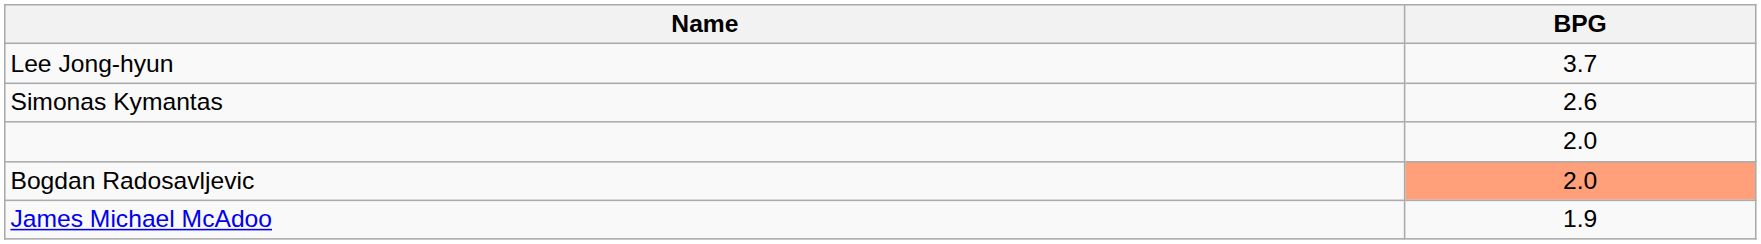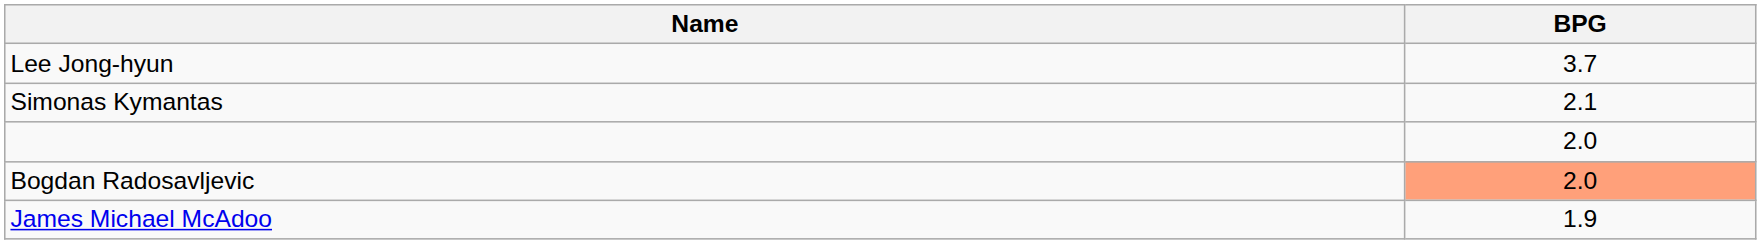(1580, 102) 2.6 -> (1580, 102) 2.1
